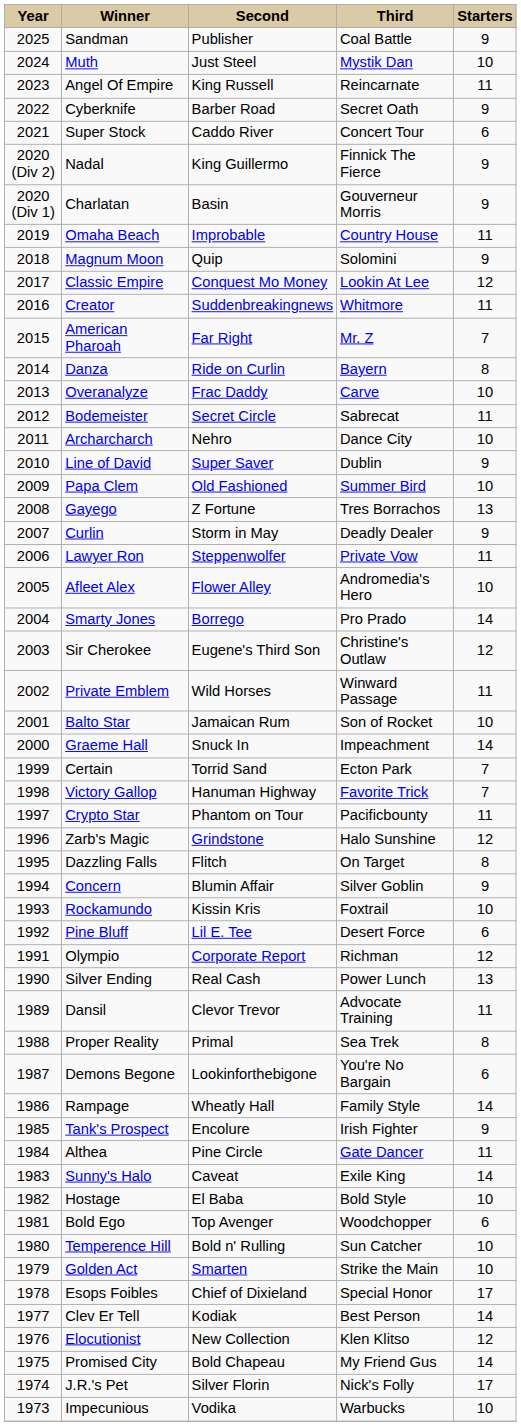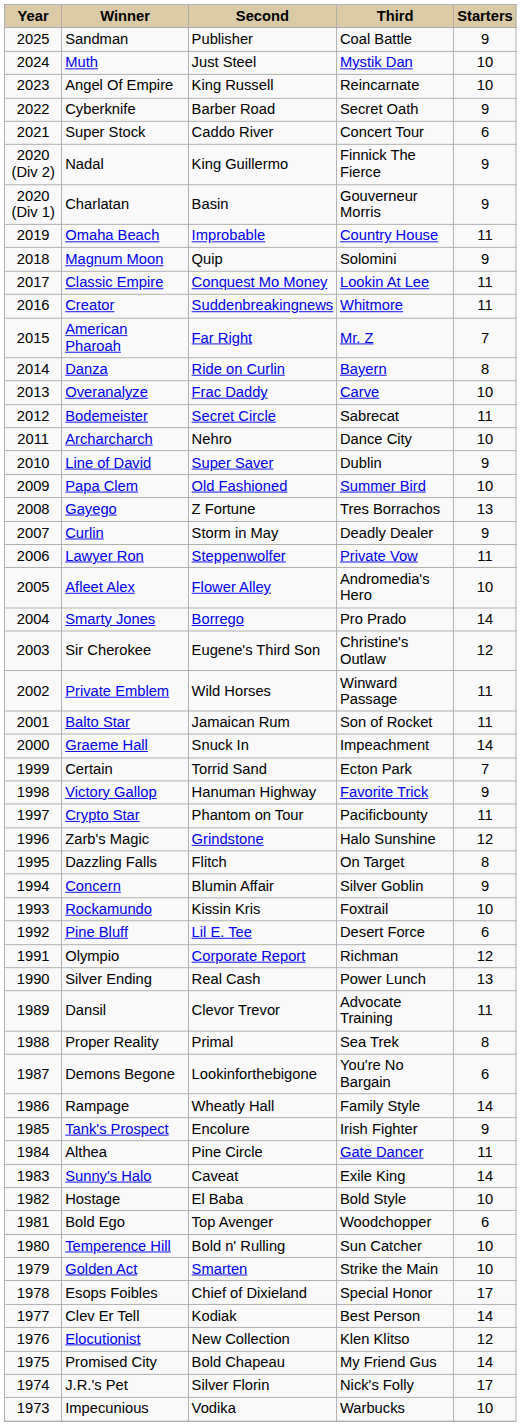(485, 86) 11 -> (485, 86) 10
(485, 282) 12 -> (485, 282) 11
(485, 722) 10 -> (485, 722) 11
(485, 792) 7 -> (485, 792) 9
